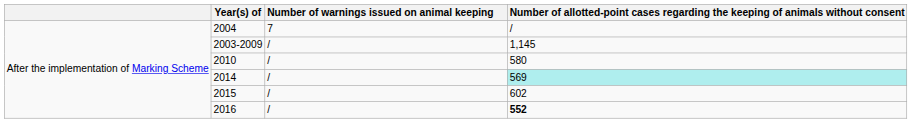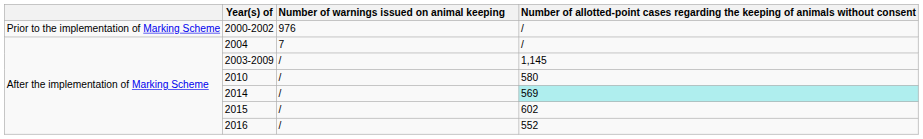+ row: (249, 28)
(518, 110) bold -> (530, 126) normal
